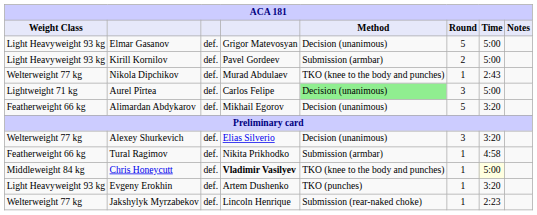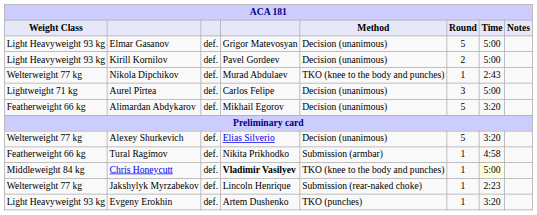(343, 59) Submission (armbar) -> (345, 59) Decision (unanimous)
(345, 91) lightgreen background -> (345, 91) no background
(463, 138) 3 -> (463, 138) 5
rows swapped: (141, 186) <-> (154, 202)
